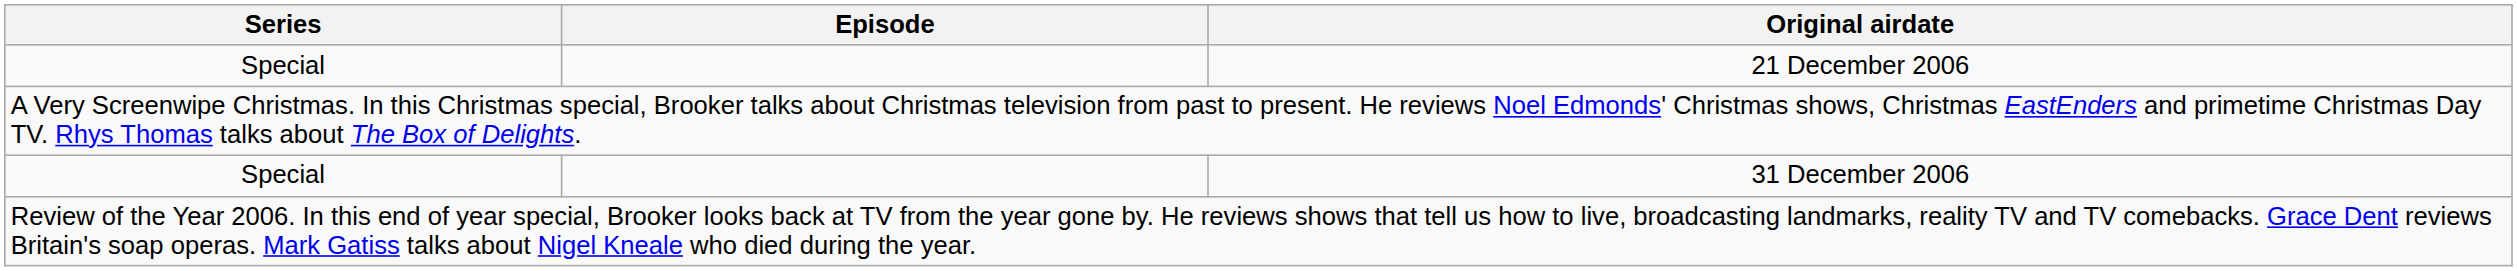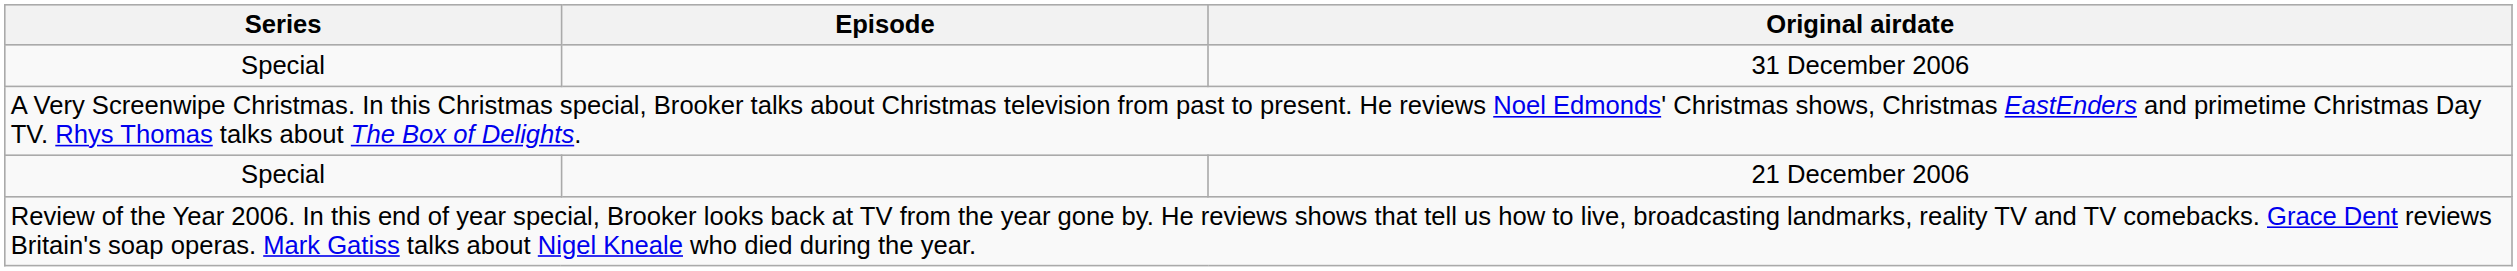rows swapped: (1860, 65) <-> (1860, 175)
